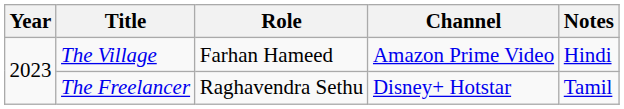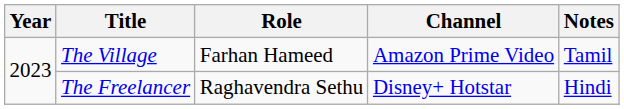(588, 54) Hindi -> (588, 54) Tamil
(588, 87) Tamil -> (588, 87) Hindi
